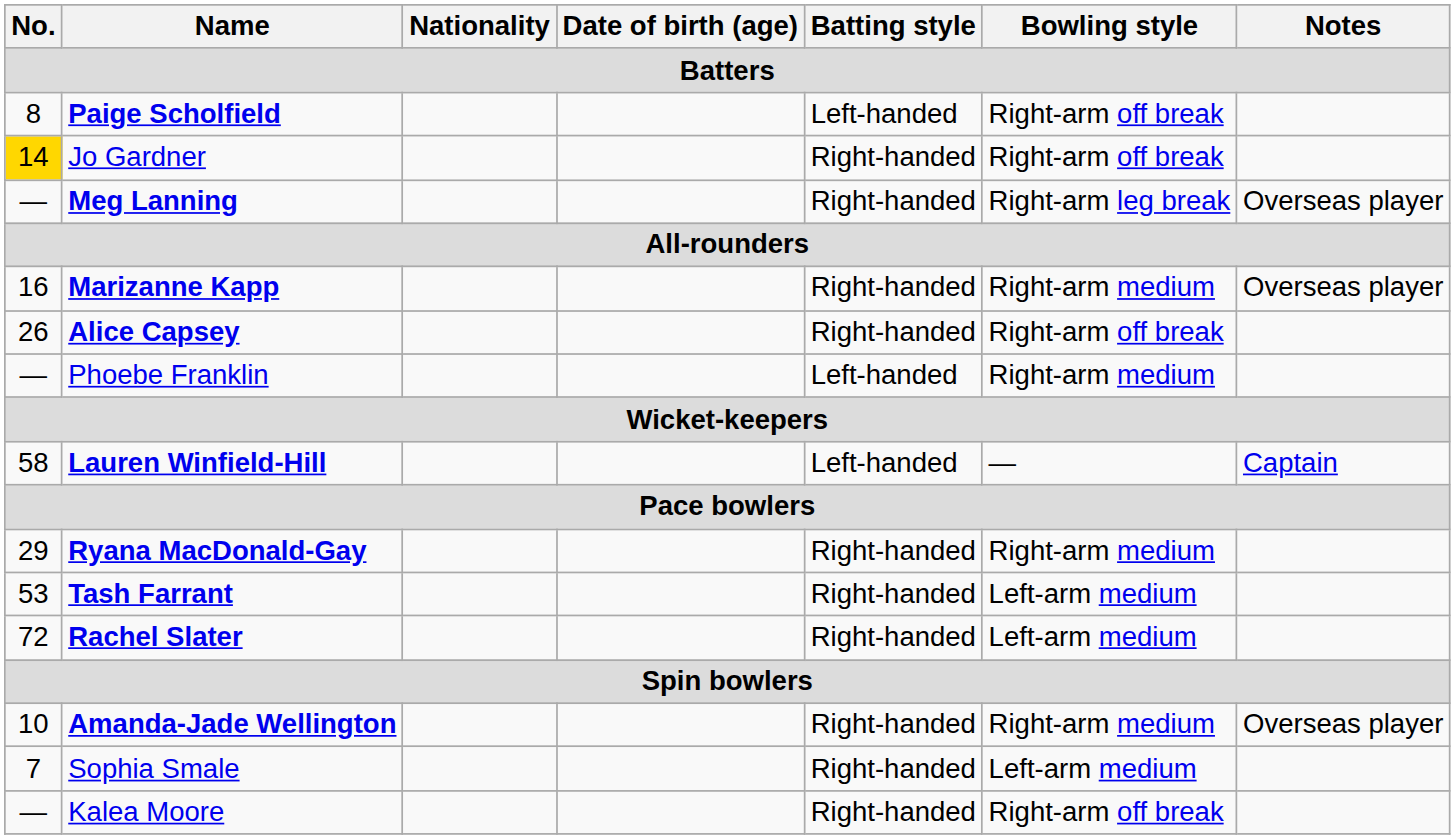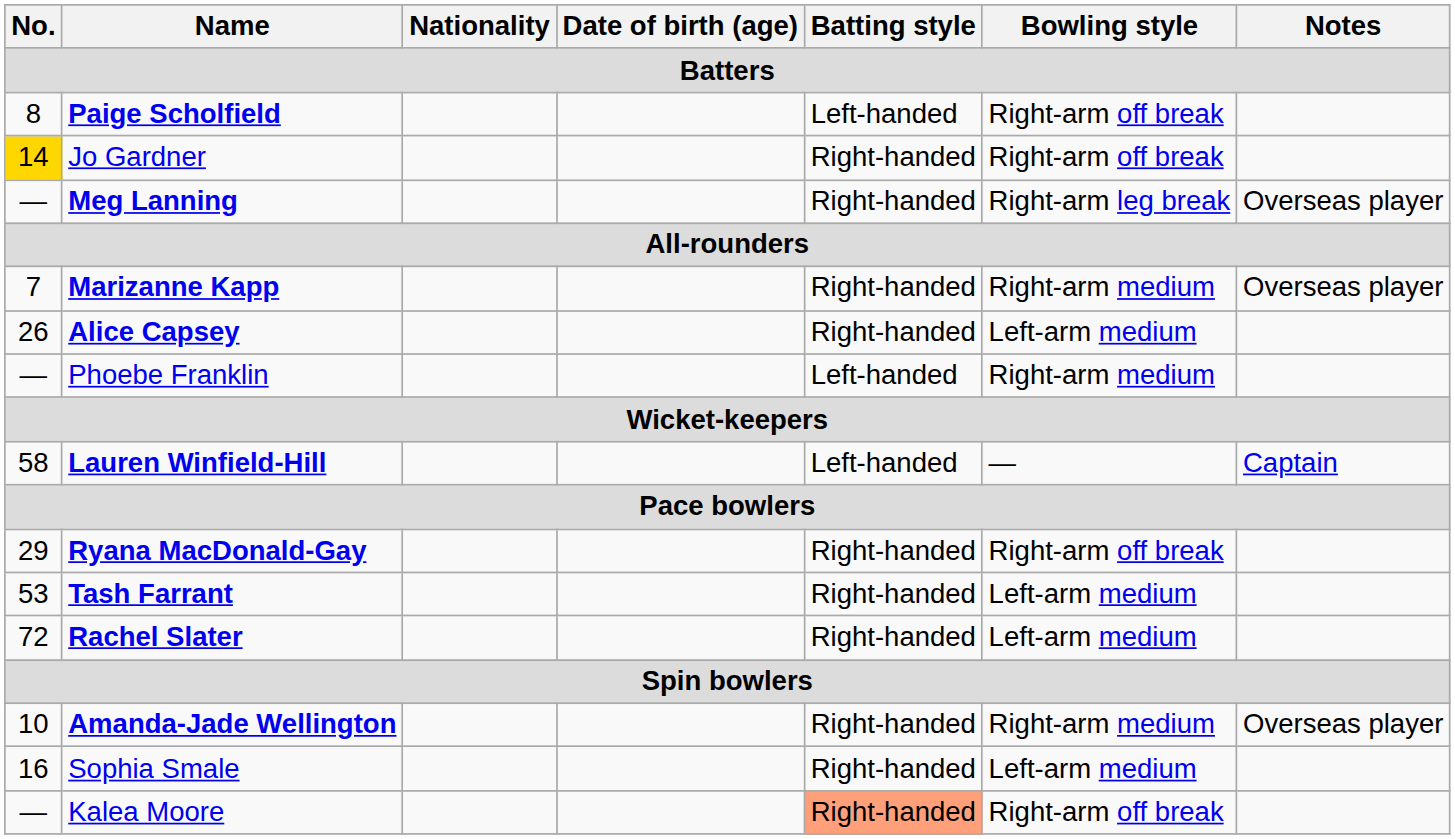(33, 288) 16 -> (33, 288) 7
(1106, 331) Right-arm off break -> (1093, 331) Left-arm medium
(1102, 550) Right-arm medium -> (1106, 550) Right-arm off break
(33, 768) 7 -> (33, 768) 16
(893, 811) no background -> (893, 811) lightsalmon background
